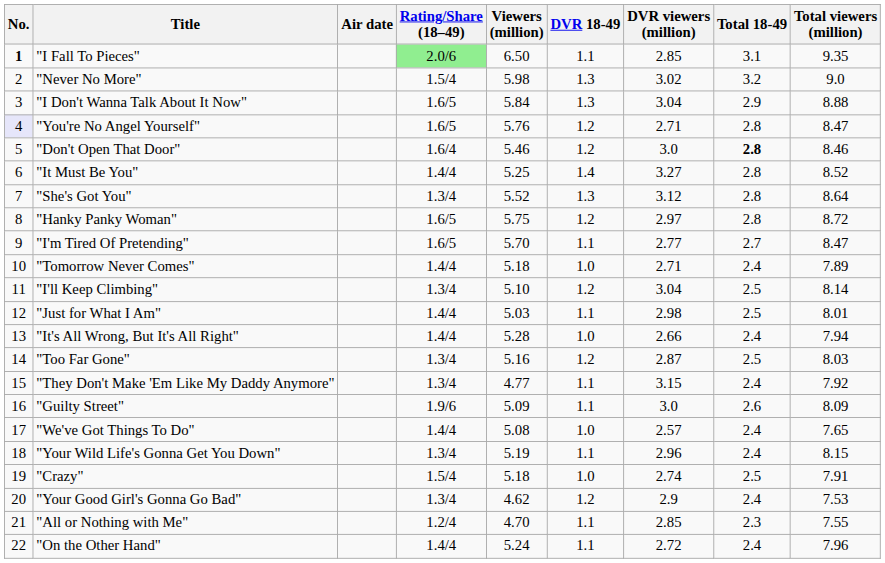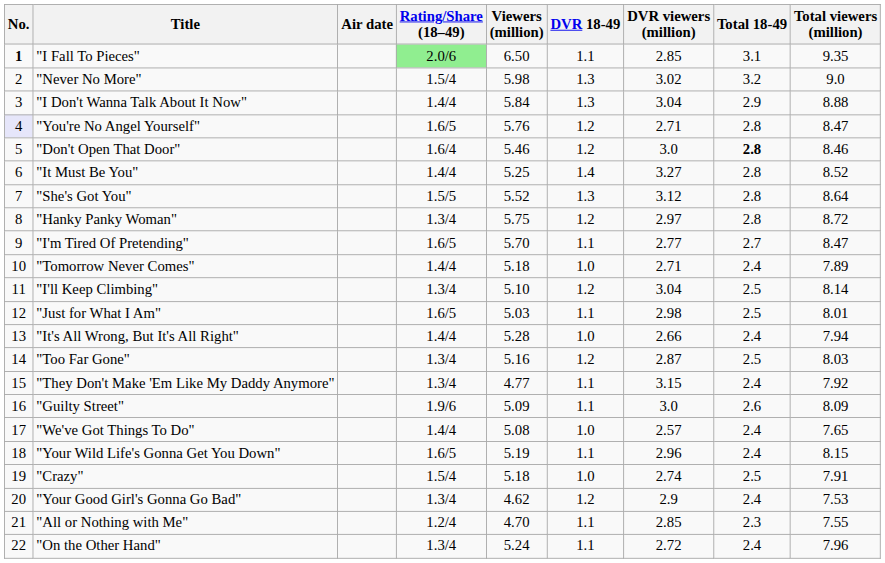(441, 102) 1.6/5 -> (441, 102) 1.4/4
(441, 196) 1.3/4 -> (441, 196) 1.5/5
(441, 219) 1.6/5 -> (441, 219) 1.3/4
(441, 312) 1.4/4 -> (441, 312) 1.6/5
(441, 452) 1.3/4 -> (441, 452) 1.6/5
(441, 546) 1.4/4 -> (441, 546) 1.3/4
